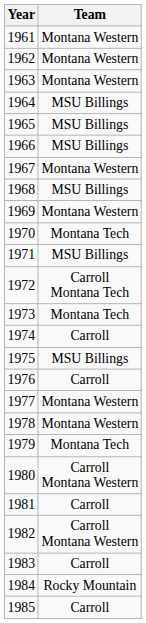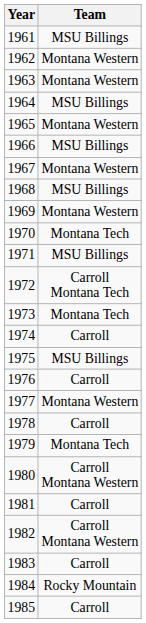(90, 37) Montana Western -> (90, 37) MSU Billings
(90, 124) MSU Billings -> (90, 124) Montana Western
(90, 423) Montana Western -> (90, 423) Carroll
